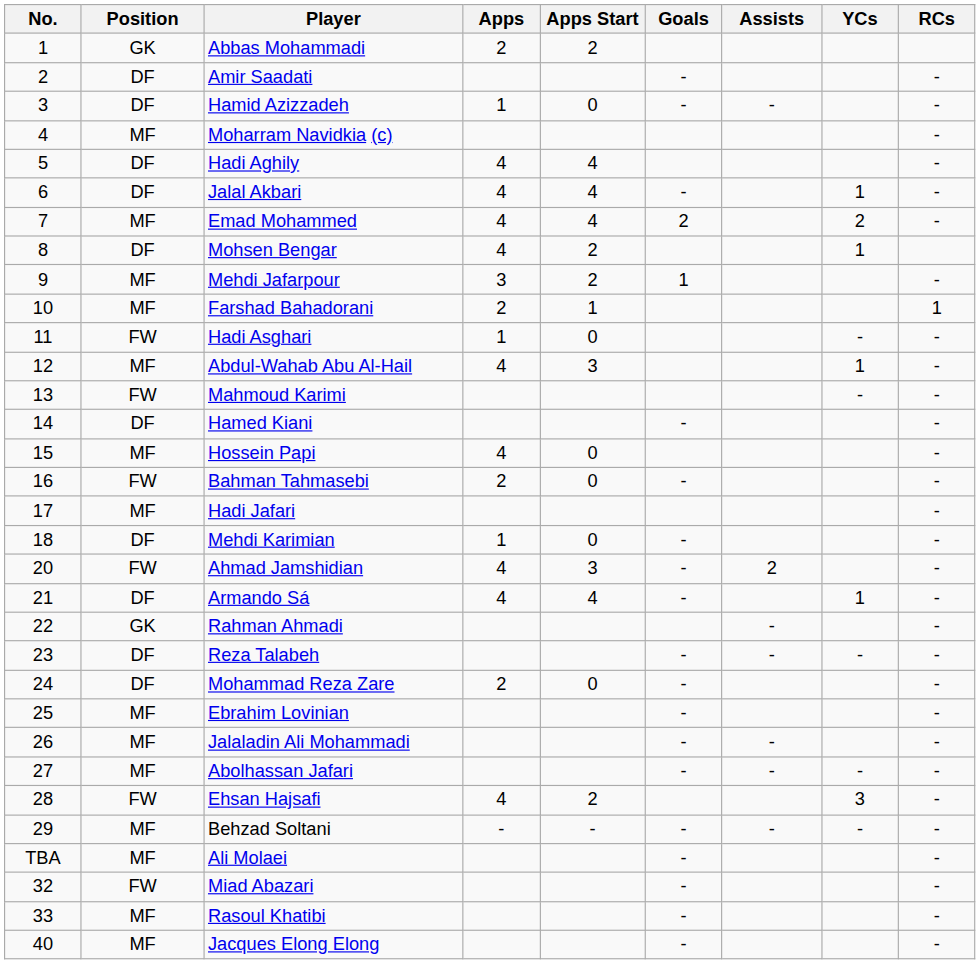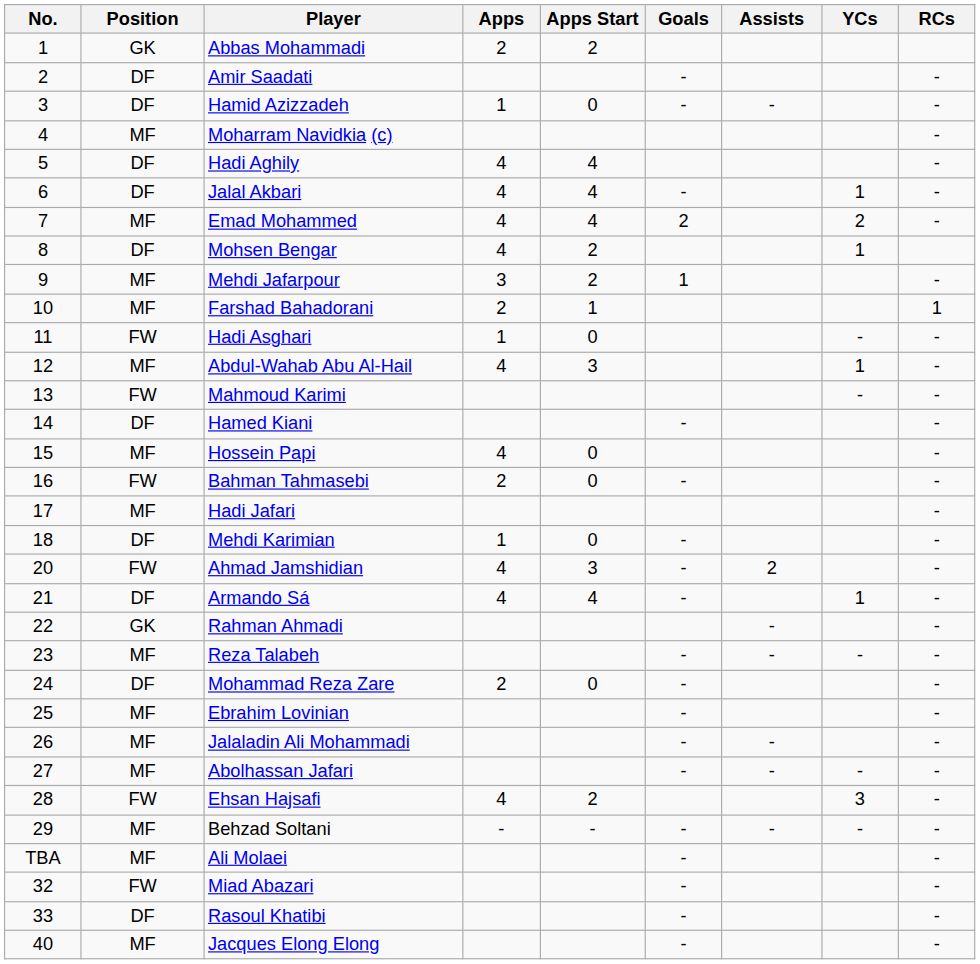(143, 655) DF -> (143, 655) MF
(143, 915) MF -> (143, 915) DF
